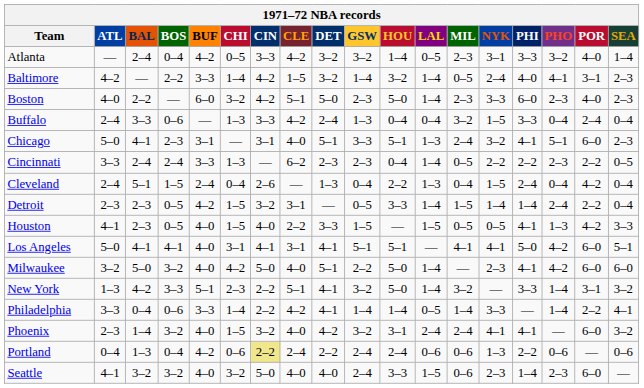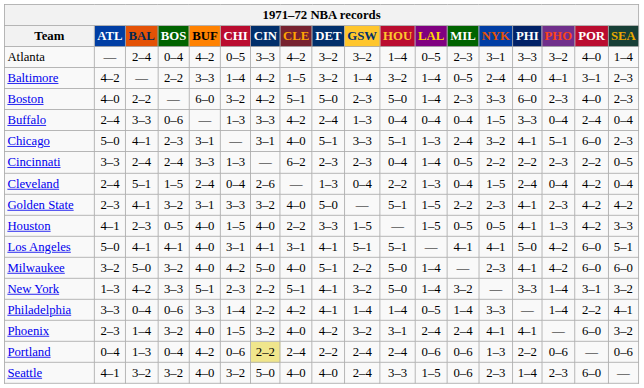(463, 120) 3–2 -> (463, 120) 0–4
- row: (25, 204)
+ row: (41, 204)
